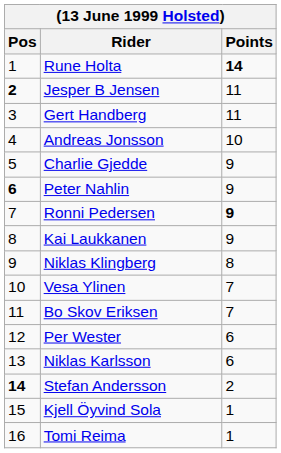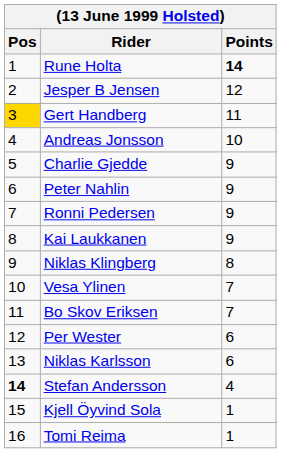(12, 90) bold -> (12, 90) normal
(233, 90) 11 -> (234, 90) 12
(12, 115) no background -> (12, 115) gold background
(12, 189) bold -> (12, 189) normal
(230, 213) bold -> (230, 213) normal
(230, 386) 2 -> (230, 386) 4
